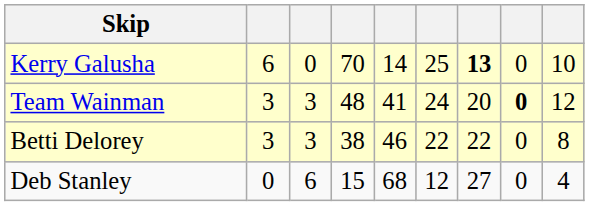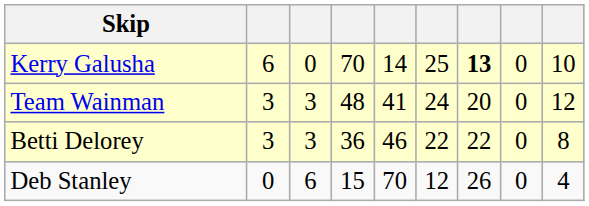(521, 102) bold -> (521, 102) normal
(353, 141) 38 -> (353, 141) 36
(395, 180) 68 -> (395, 180) 70
(479, 180) 27 -> (479, 180) 26
